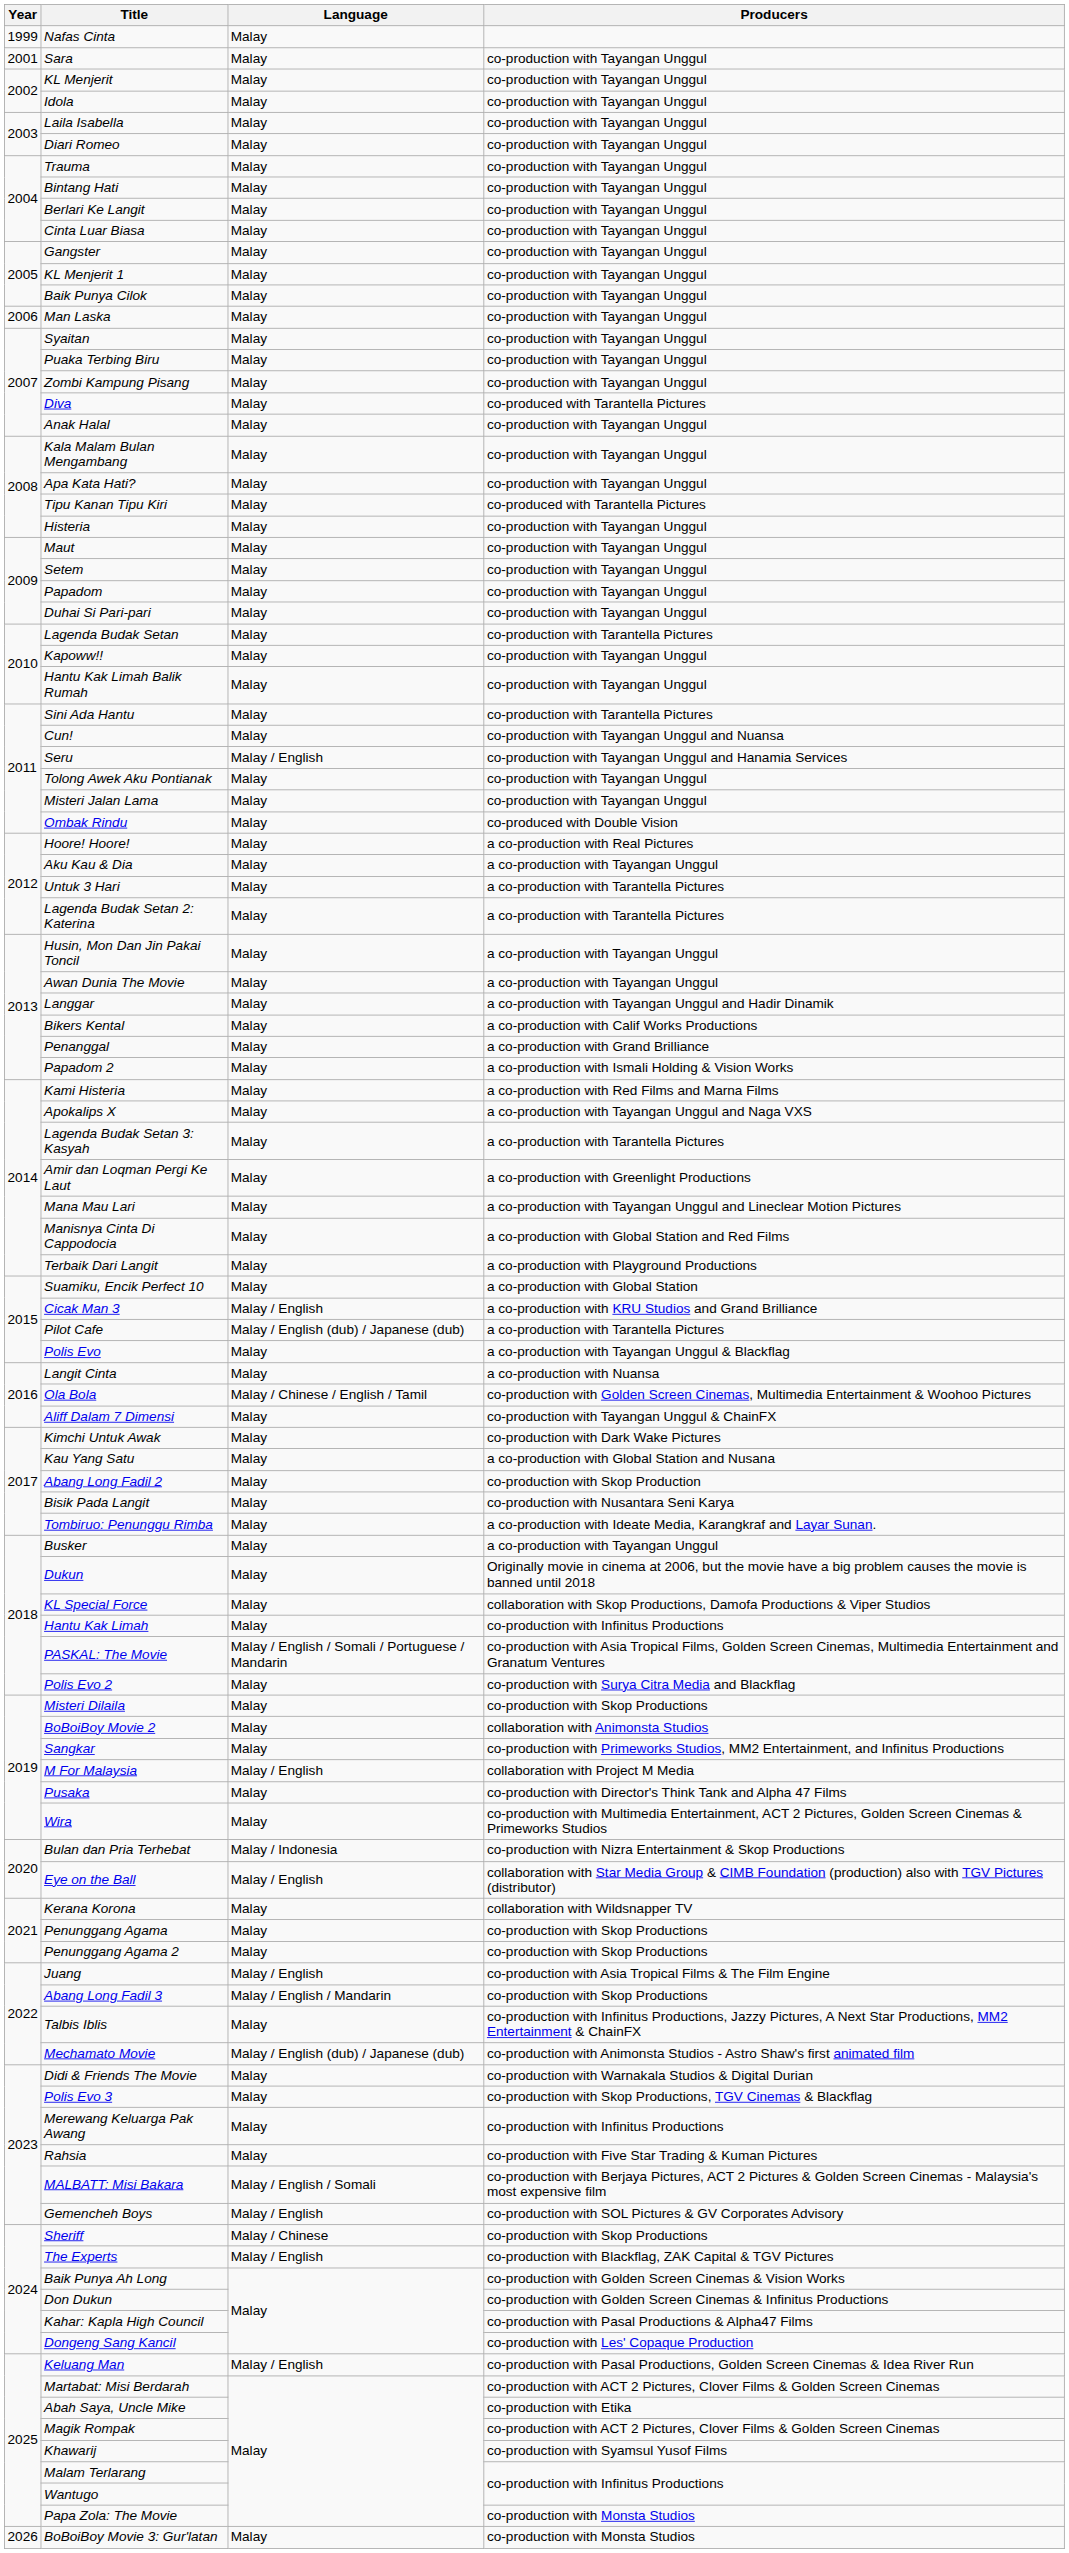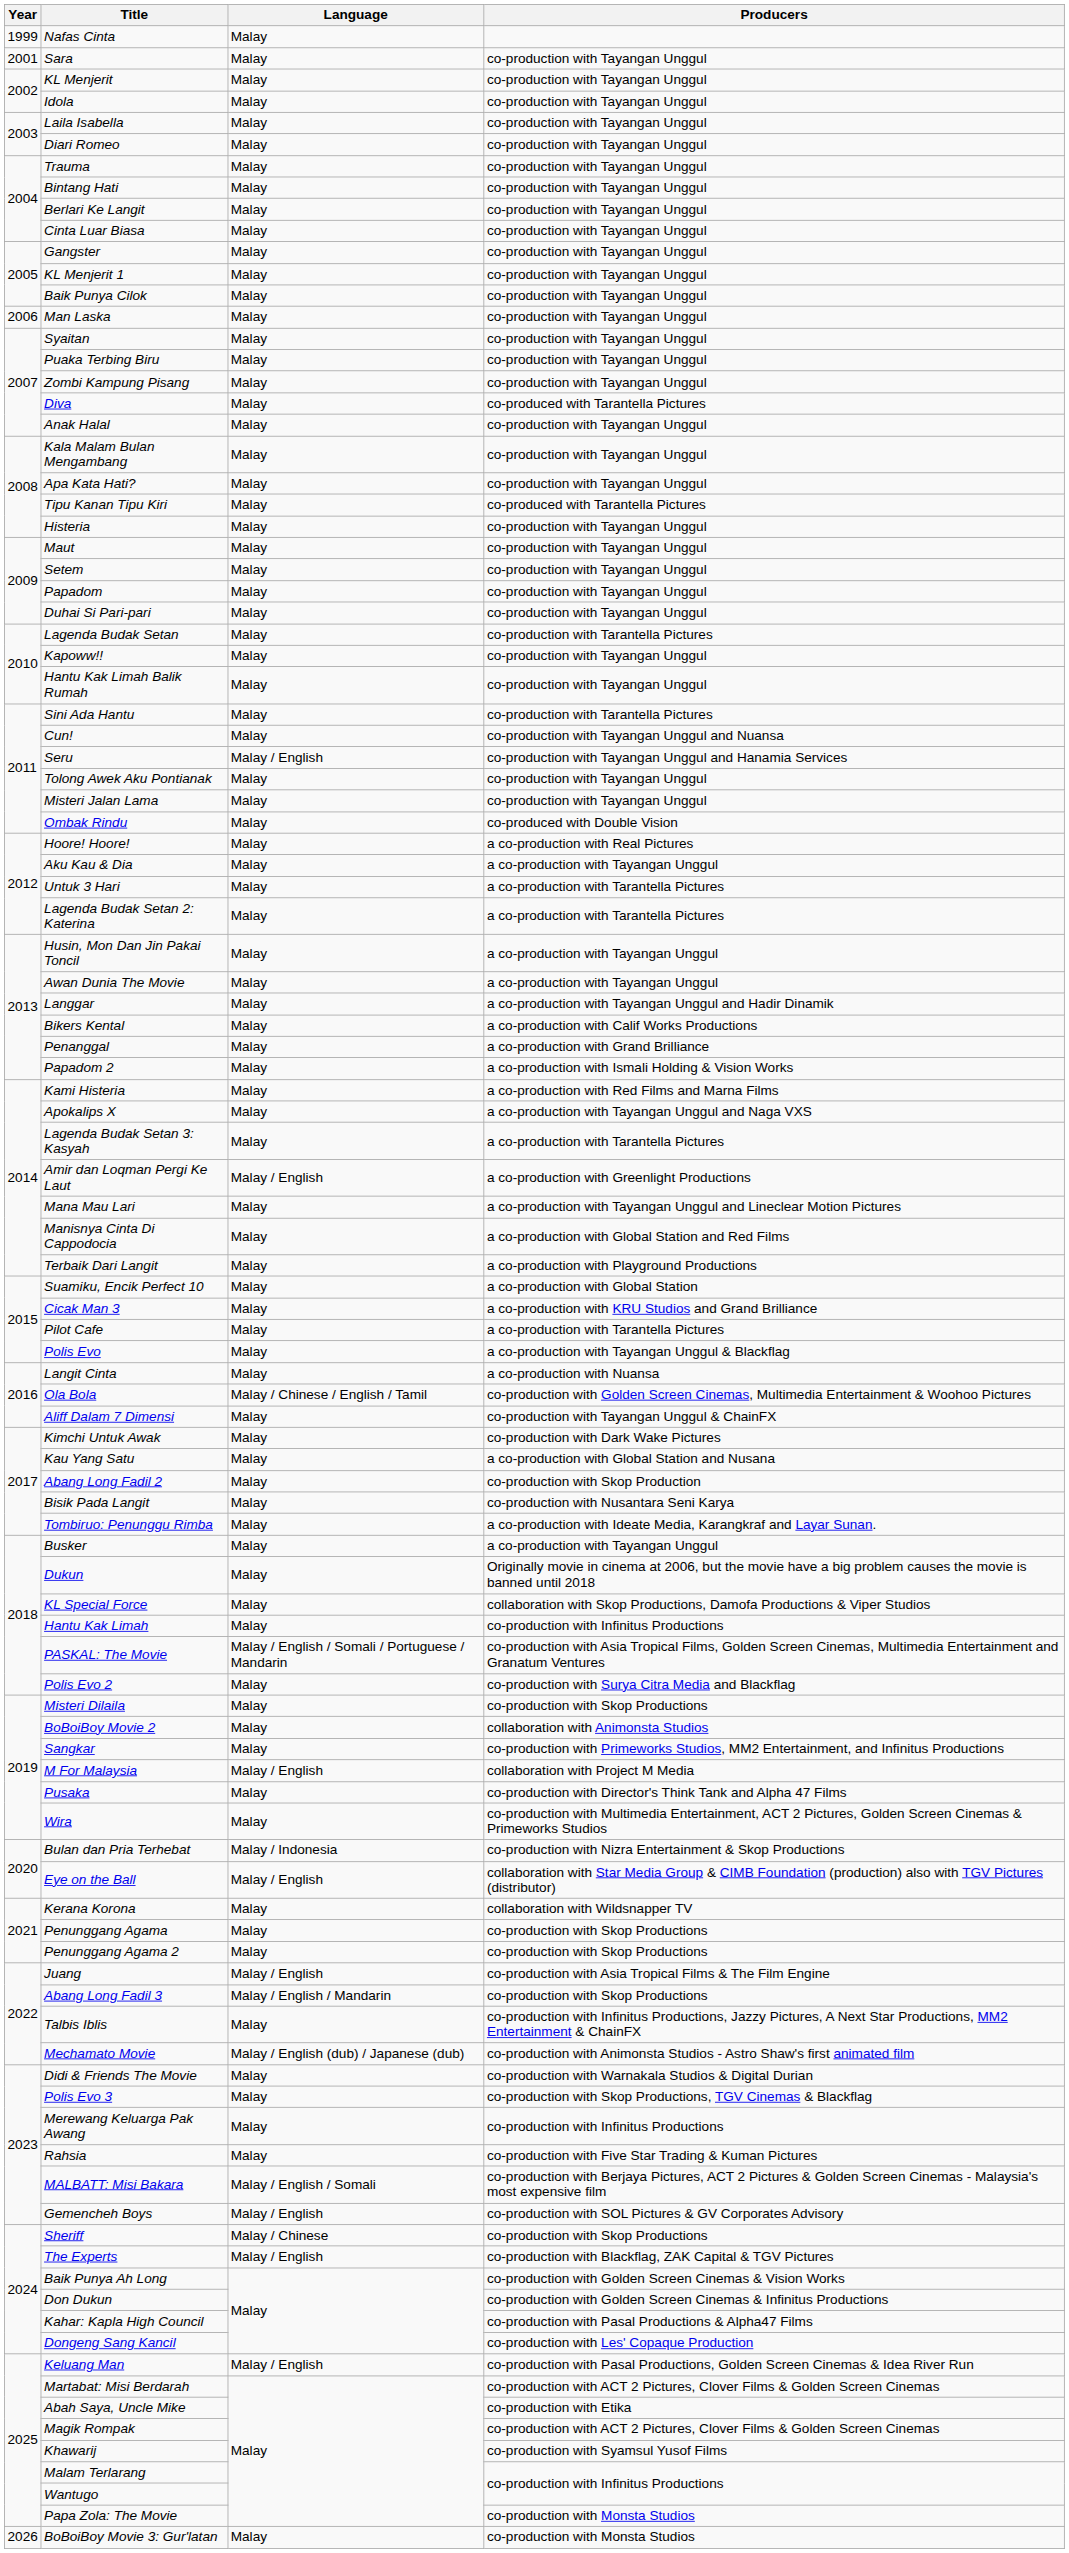(249, 1177) Malay -> (277, 1177) Malay / English
(277, 1308) Malay / English -> (249, 1308) Malay
(348, 1330) Malay / English (dub) / Japanese (dub) -> (249, 1330) Malay
